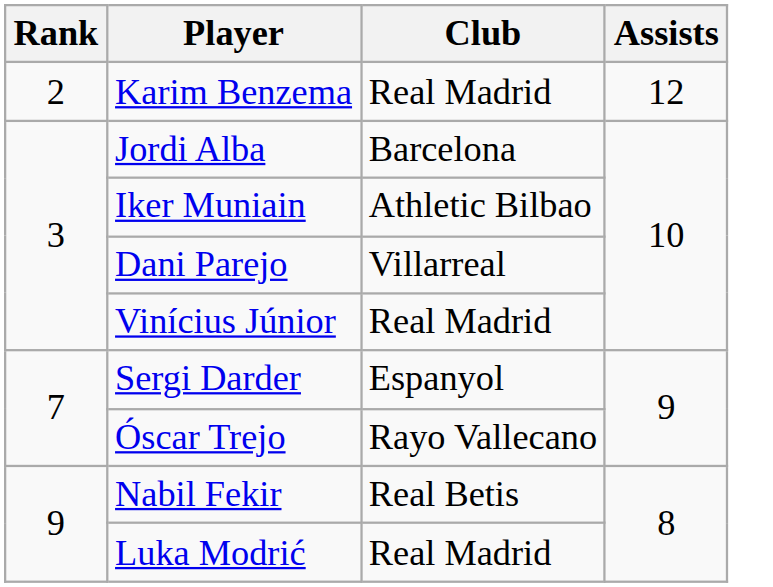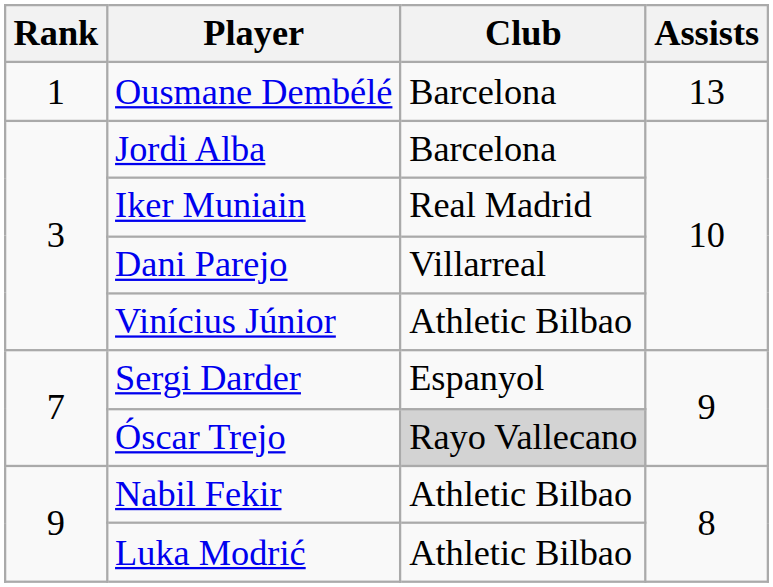+ row: (254, 90)
- row: (234, 90)
(480, 206) Athletic Bilbao -> (500, 206) Real Madrid
(460, 321) Real Madrid -> (521, 321) Athletic Bilbao
(483, 436) no background -> (523, 436) lightgrey background
(444, 494) Real Betis -> (521, 494) Athletic Bilbao
(460, 551) Real Madrid -> (521, 551) Athletic Bilbao
